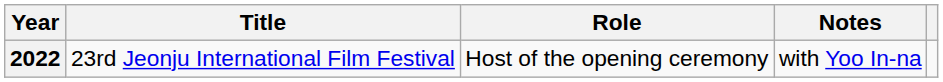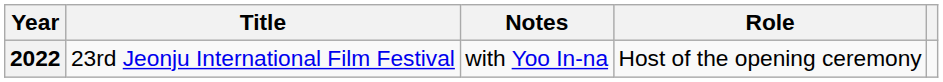columns swapped: (617, 22) <-> (850, 22)
